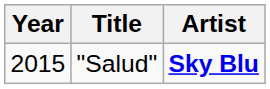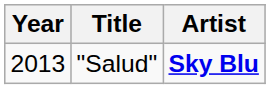(38, 63) 2015 -> (38, 63) 2013
